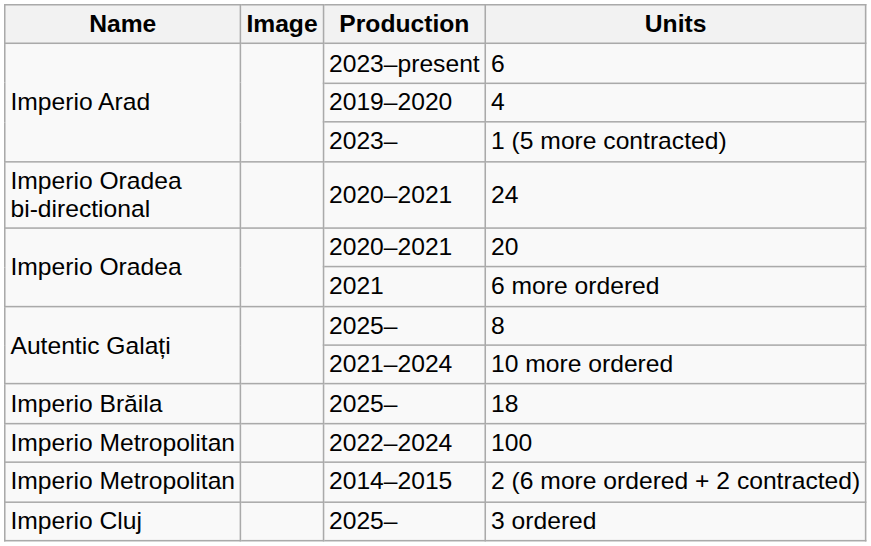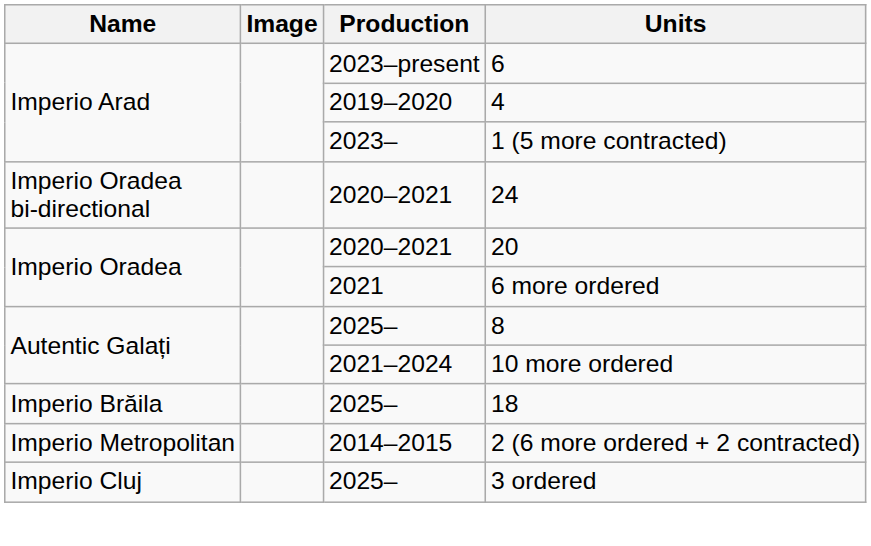- row: (512, 442)
